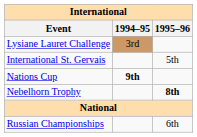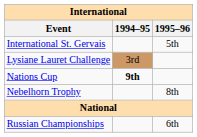rows swapped: (58, 44) <-> (56, 60)
(172, 92) bold -> (172, 92) normal
